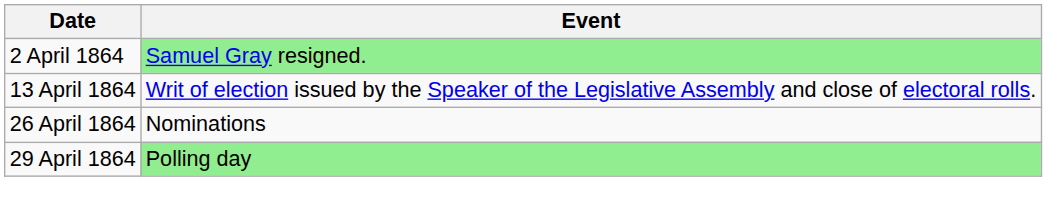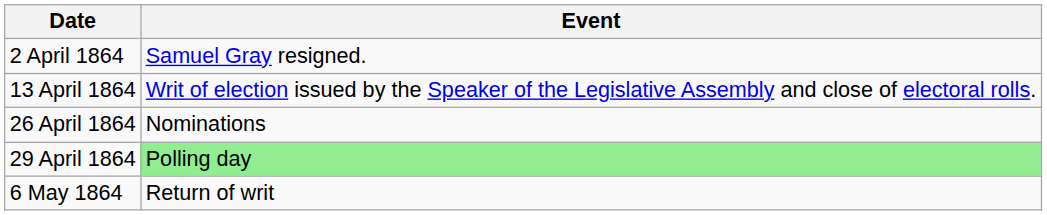(256, 55) lightgreen background -> (256, 55) no background
+ row: (66, 192)
